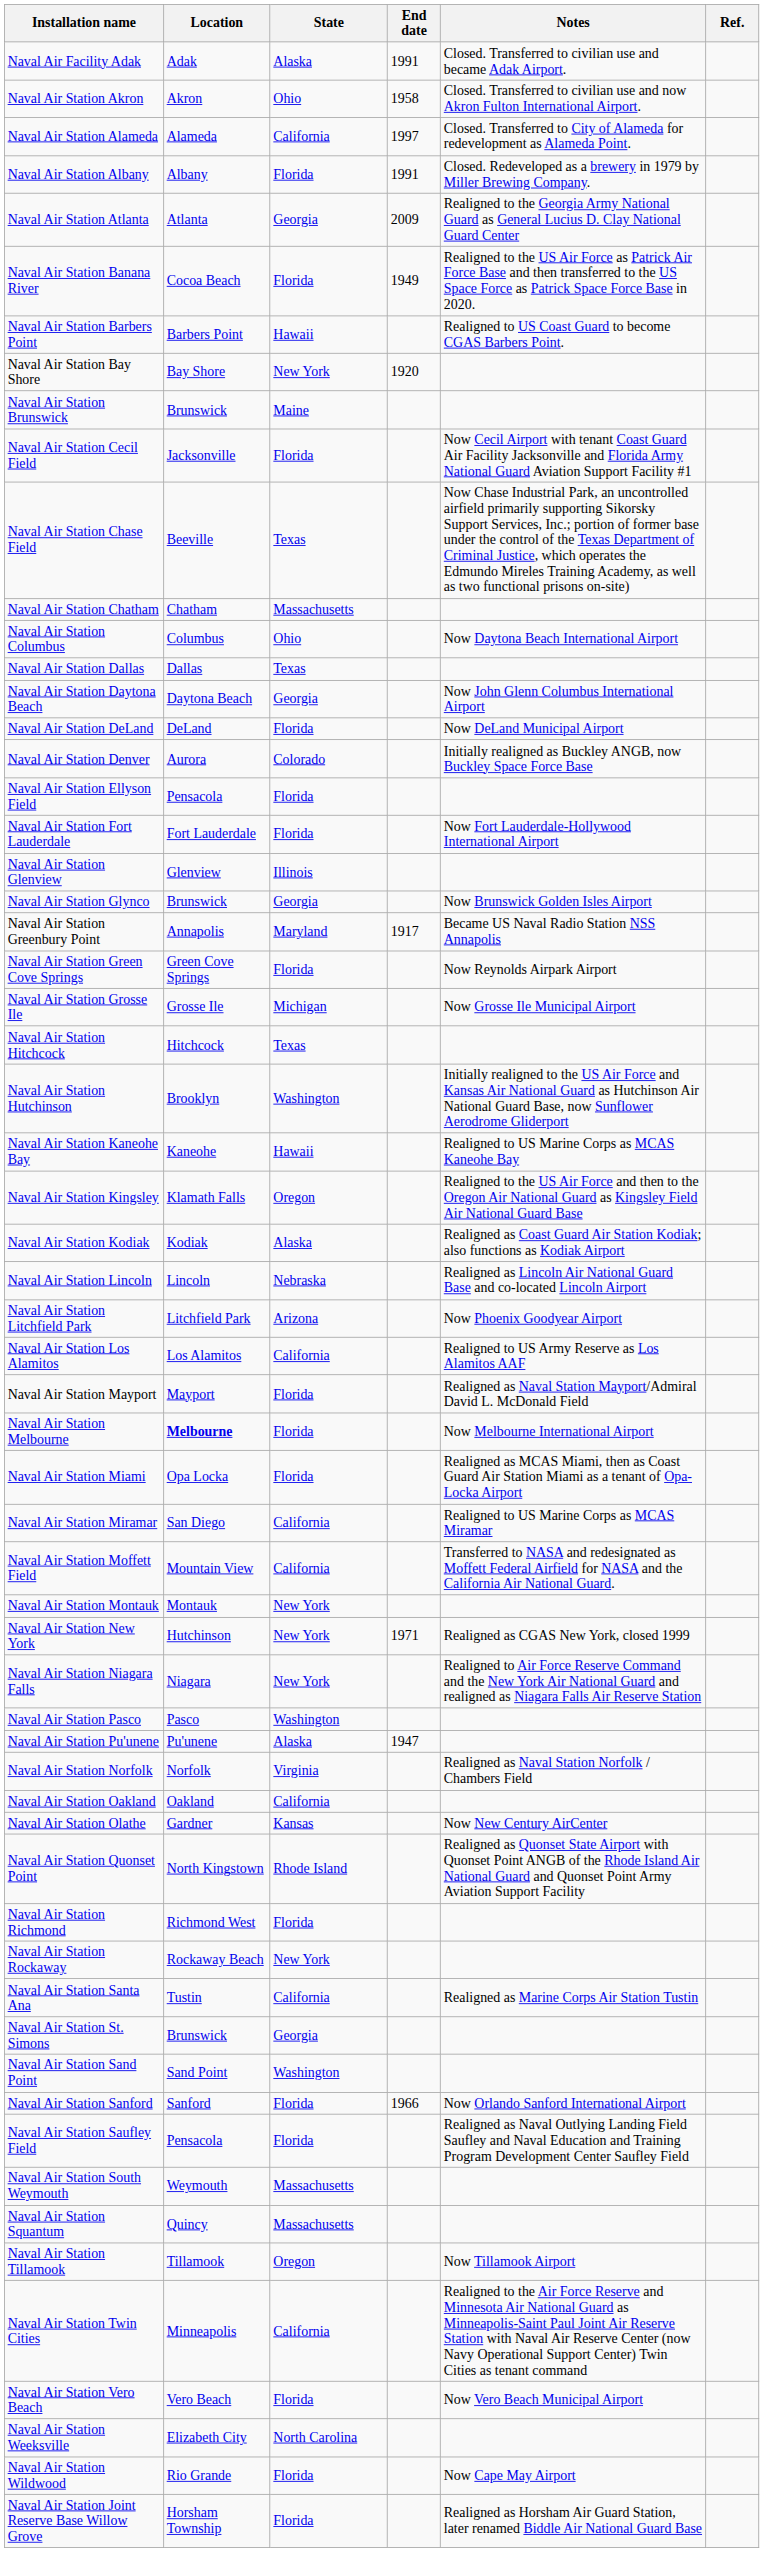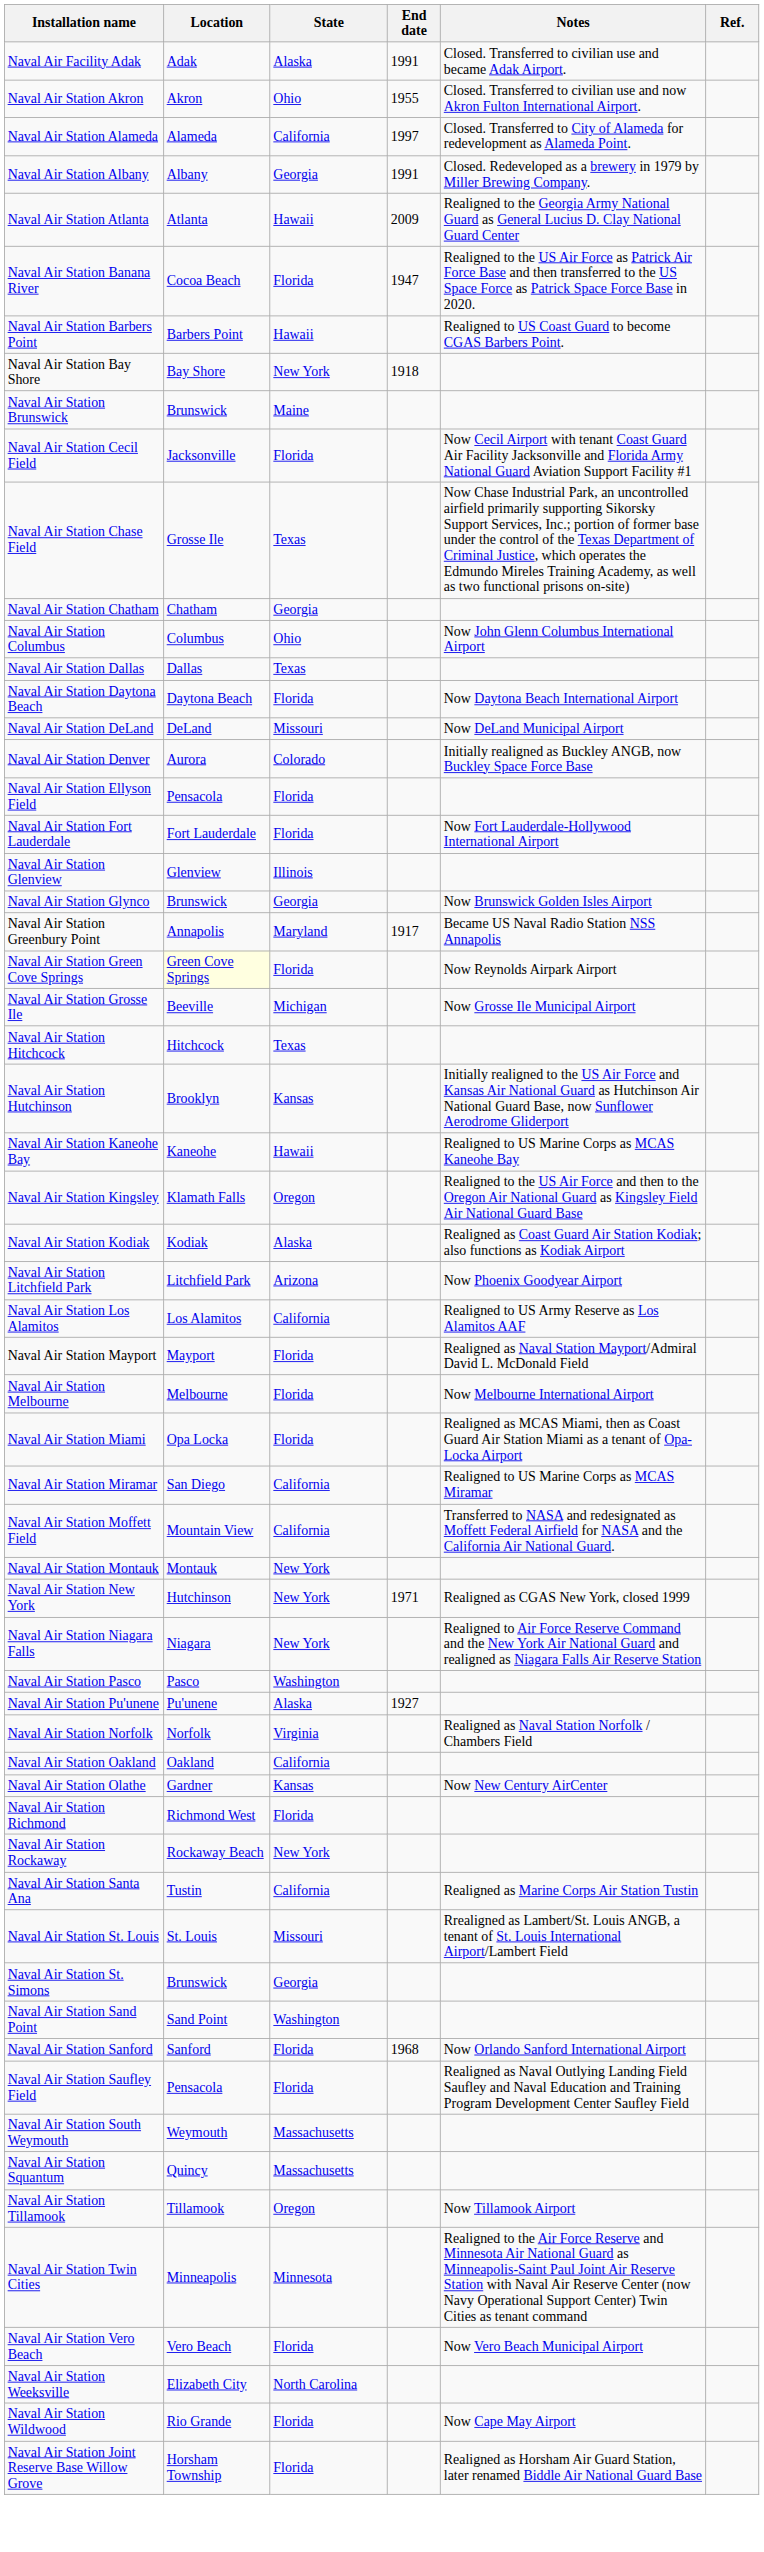(405, 98) 1958 -> (405, 98) 1955
(293, 174) Florida -> (296, 174) Georgia
(296, 219) Georgia -> (293, 219) Hawaii
(405, 281) 1949 -> (405, 281) 1947
(405, 372) 1920 -> (405, 372) 1918
(190, 540) Beeville -> (195, 540) Grosse Ile
(314, 609) Massachusetts -> (296, 609) Georgia
(561, 639) Now Daytona Beach International Airport -> (559, 639) Now John Glenn Columbus International Airport
(296, 699) Georgia -> (293, 699) Florida
(559, 699) Now John Glenn Columbus International Airport -> (561, 699) Now Daytona Beach International Airport
(293, 728) Florida -> (298, 728) Missouri
(200, 969) no background -> (200, 969) lightyellow background
(195, 1007) Grosse Ile -> (190, 1007) Beeville
(306, 1098) Washington -> (293, 1098) Kansas
- row: (80, 1280)
(200, 1431) bold -> (197, 1393) normal
(405, 1741) 1947 -> (405, 1703) 1927
- row: (81, 1868)
+ row: (83, 1936)
(405, 2103) 1966 -> (405, 2049) 1968
(302, 2330) California -> (303, 2277) Minnesota
